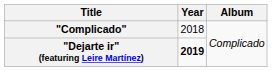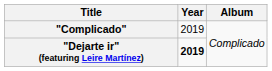(192, 29) 2018 -> (192, 29) 2019
